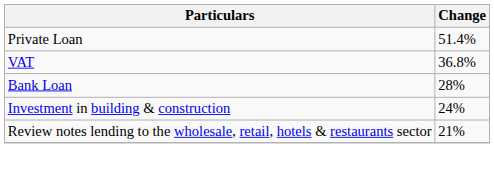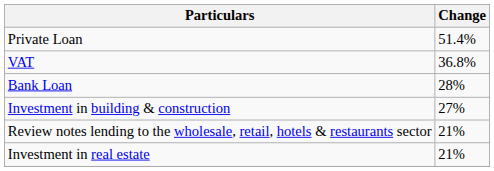(452, 108) 24% -> (452, 108) 27%
+ row: (79, 154)
